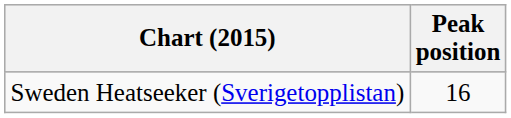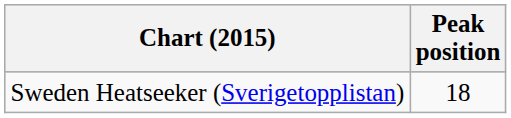(458, 91) 16 -> (458, 91) 18
